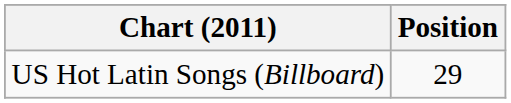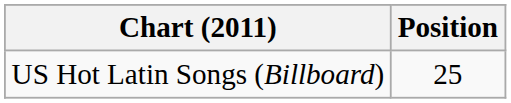(448, 73) 29 -> (448, 73) 25
